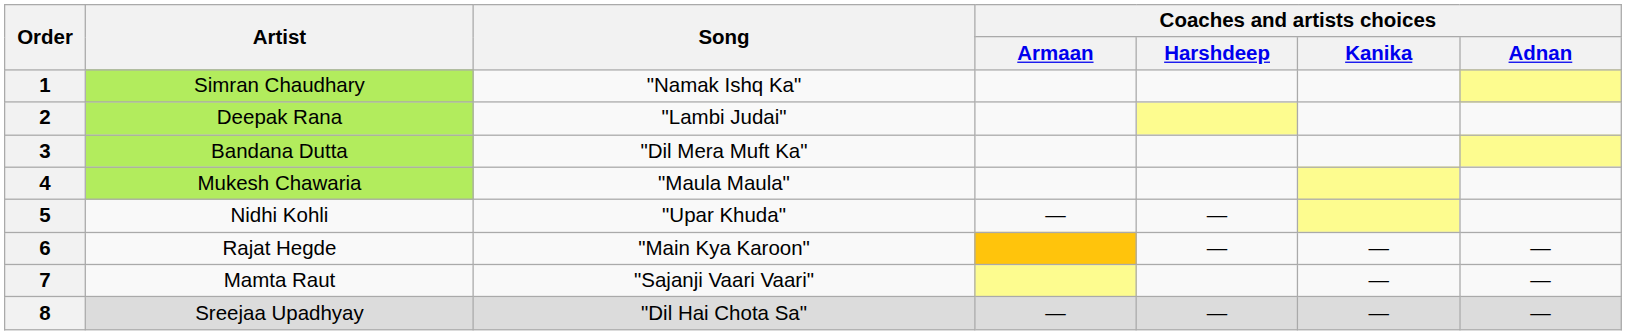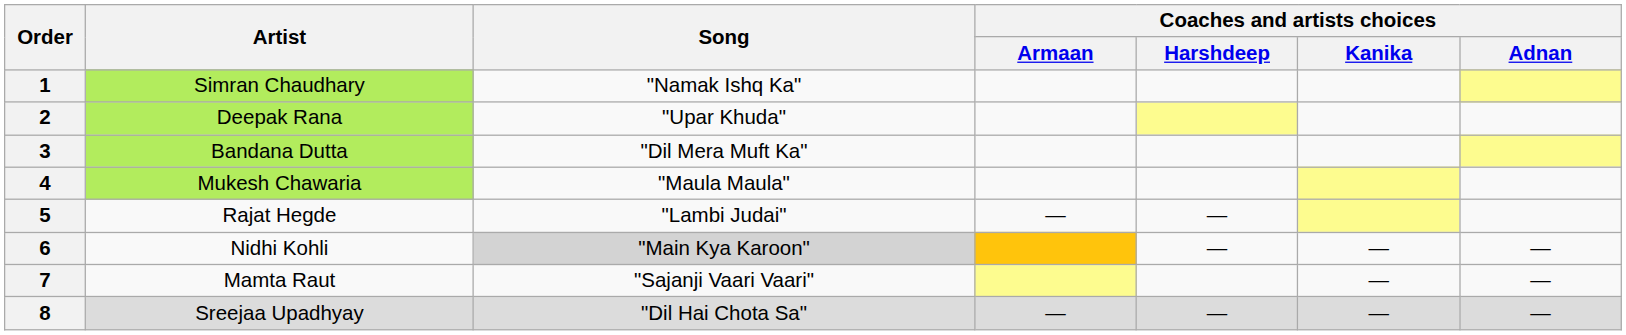(724, 118) "Lambi Judai" -> (724, 118) "Upar Khuda"
(279, 215) Nidhi Kohli -> (279, 215) Rajat Hegde
(724, 215) "Upar Khuda" -> (724, 215) "Lambi Judai"
(279, 248) Rajat Hegde -> (279, 248) Nidhi Kohli
(724, 248) no background -> (724, 248) lightgrey background
